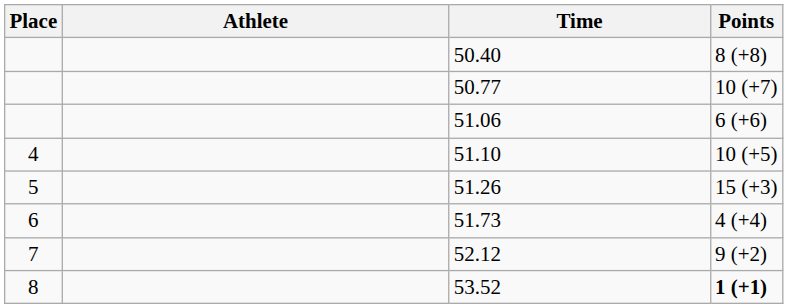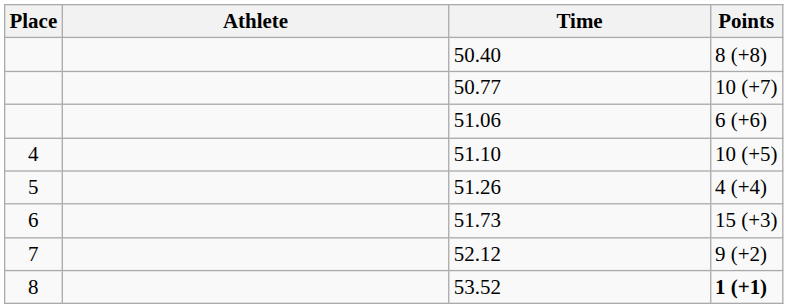(746, 187) 15 (+3) -> (741, 187) 4 (+4)
(741, 220) 4 (+4) -> (746, 220) 15 (+3)
